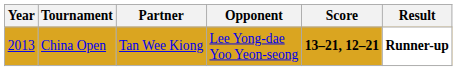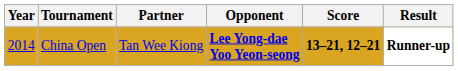(21, 46) 2013 -> (21, 46) 2014
(254, 46) normal -> (255, 46) bold
